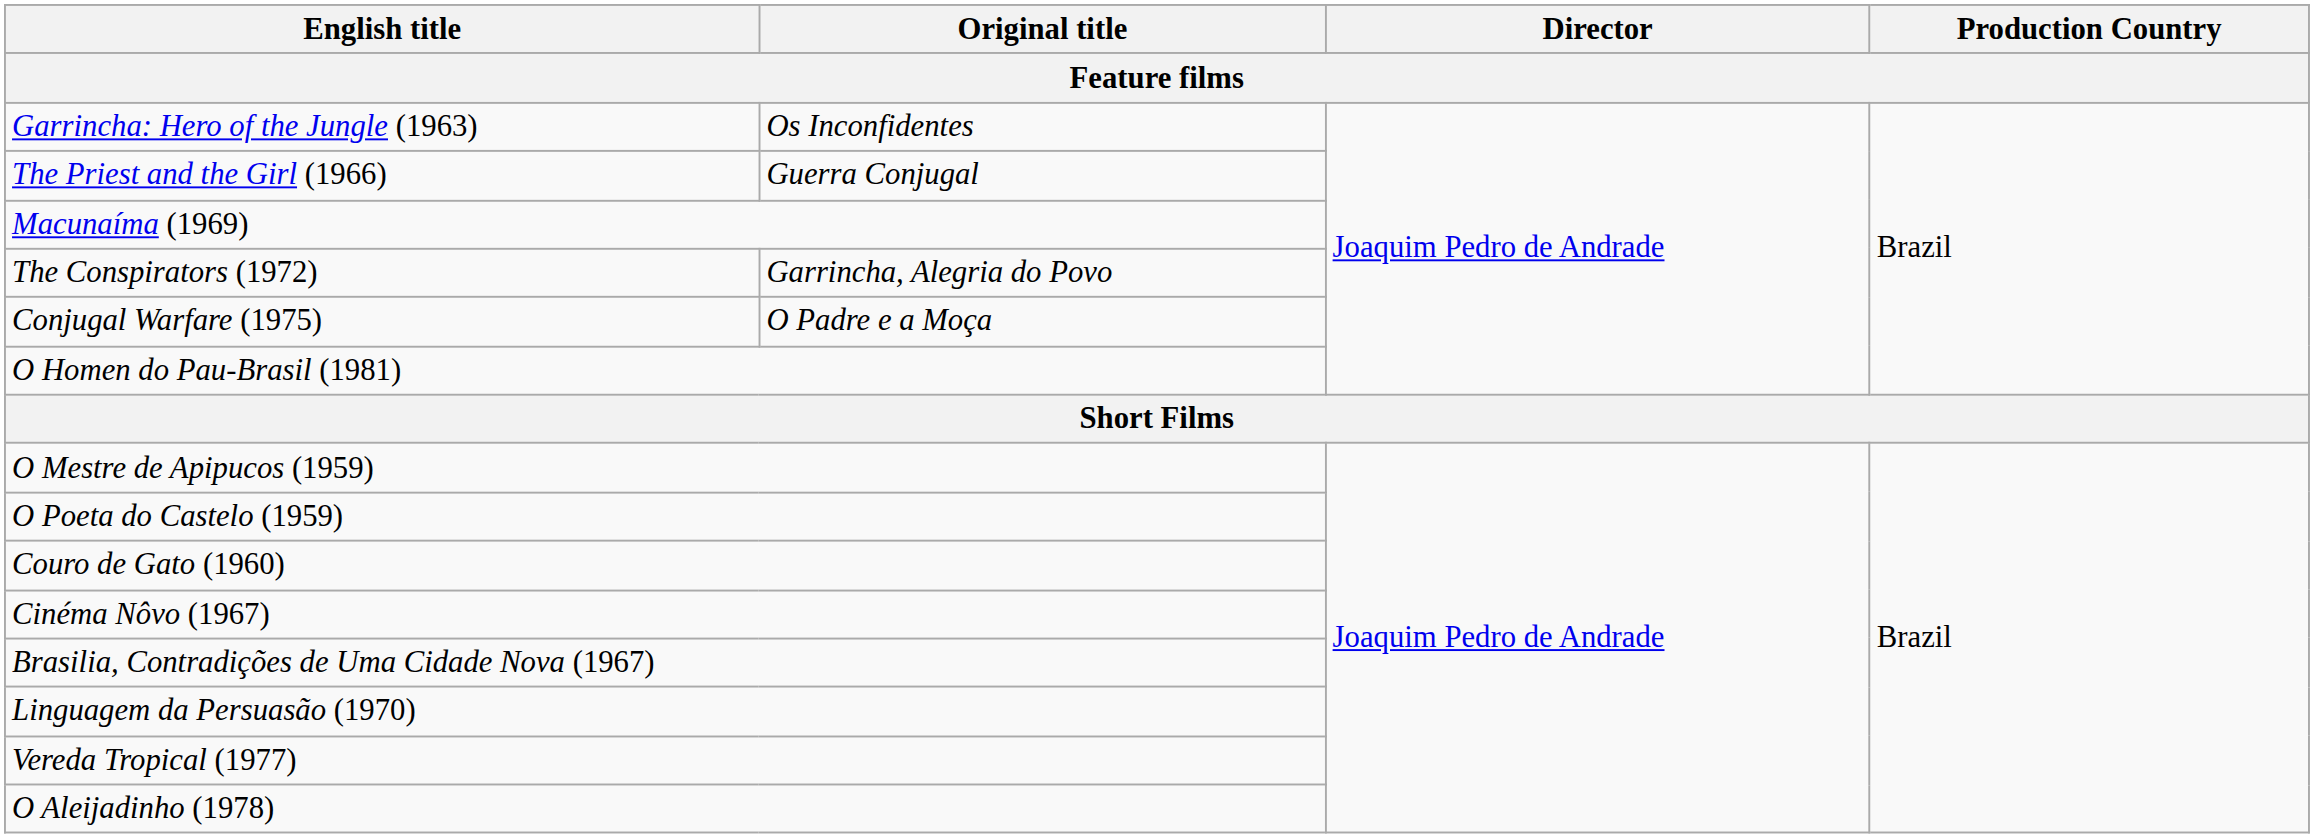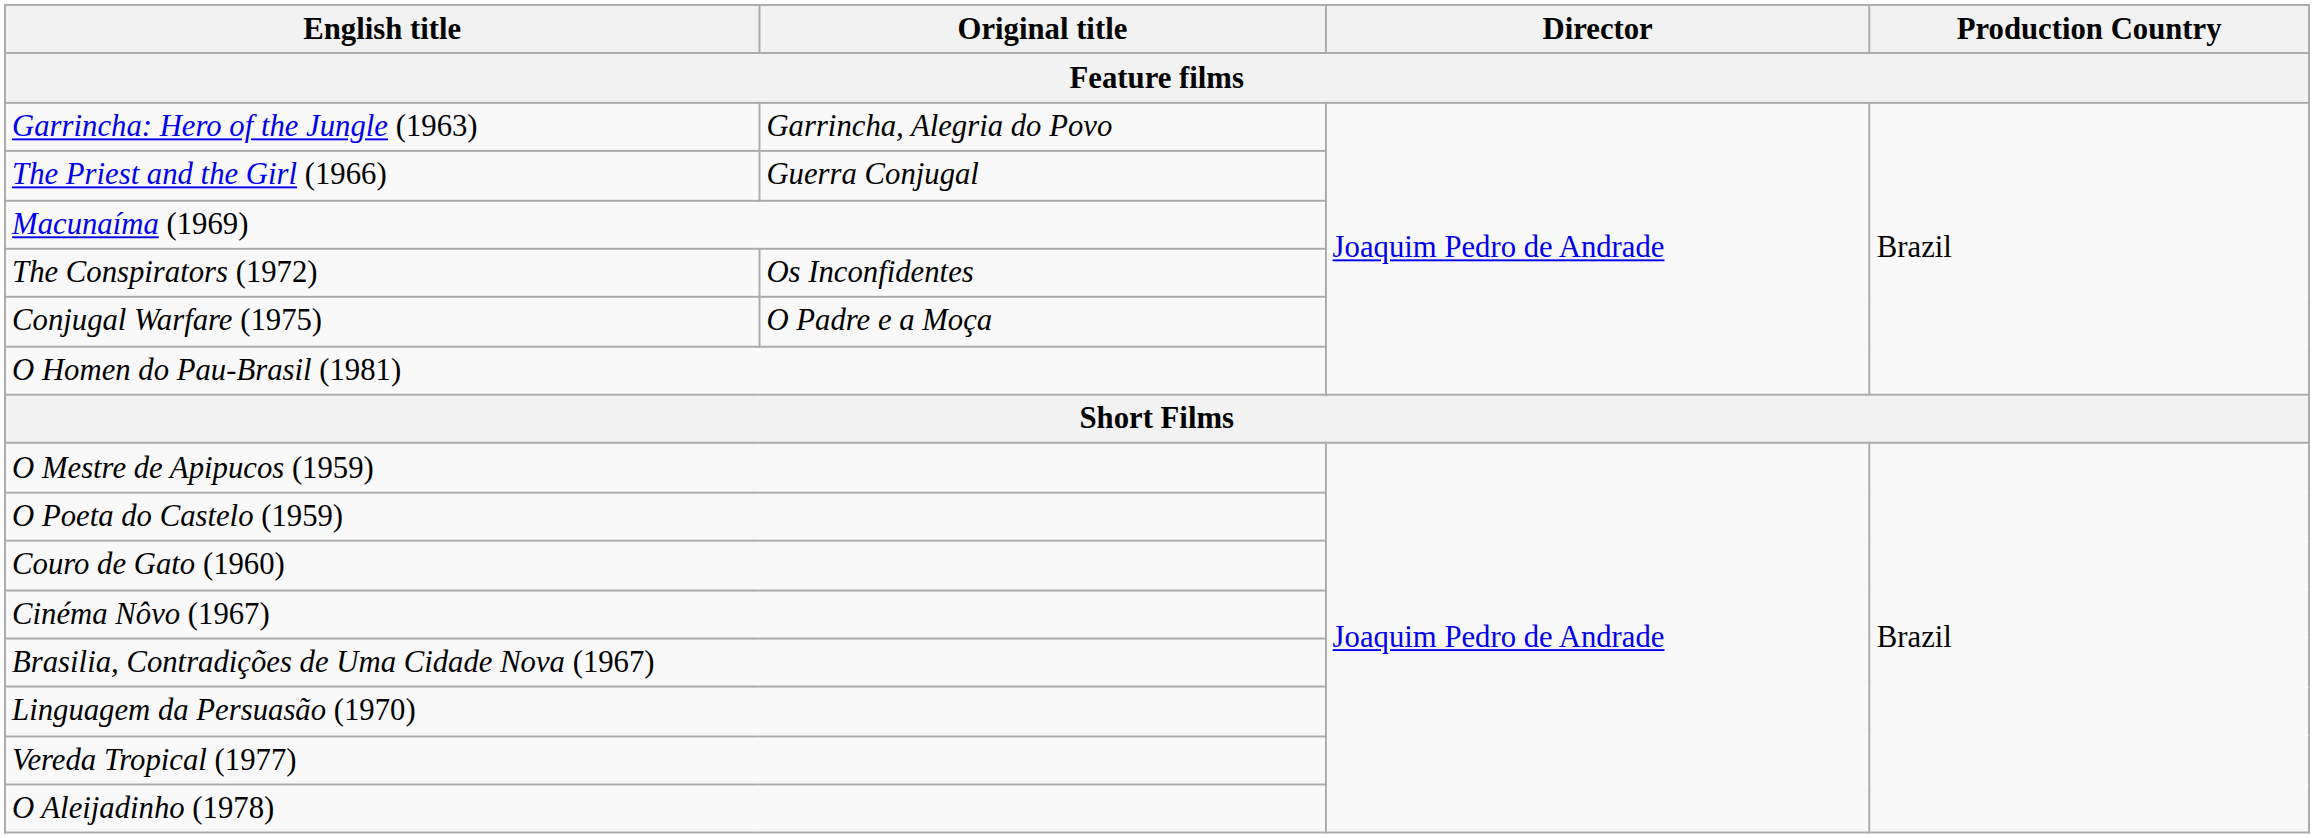(870, 126) Os Inconfidentes -> (939, 126) Garrincha, Alegria do Povo
(939, 272) Garrincha, Alegria do Povo -> (870, 272) Os Inconfidentes
